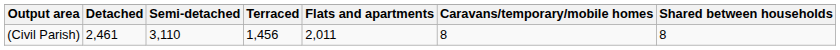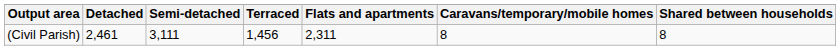(165, 34) 3,110 -> (164, 34) 3,111
(321, 34) 2,011 -> (321, 34) 2,311
